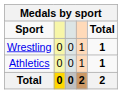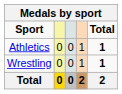rows swapped: (29, 63) <-> (29, 46)
